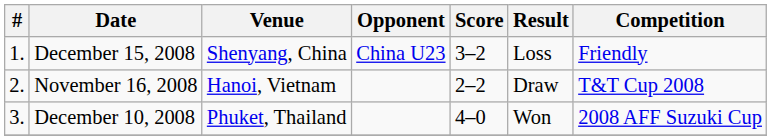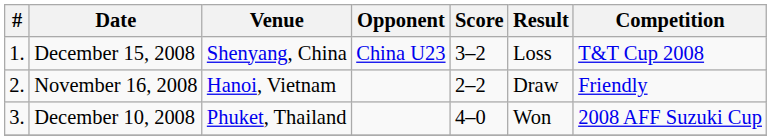(613, 53) Friendly -> (641, 53) T&T Cup 2008
(641, 85) T&T Cup 2008 -> (613, 85) Friendly
